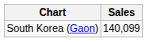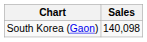(122, 28) 140,099 -> (122, 28) 140,098
